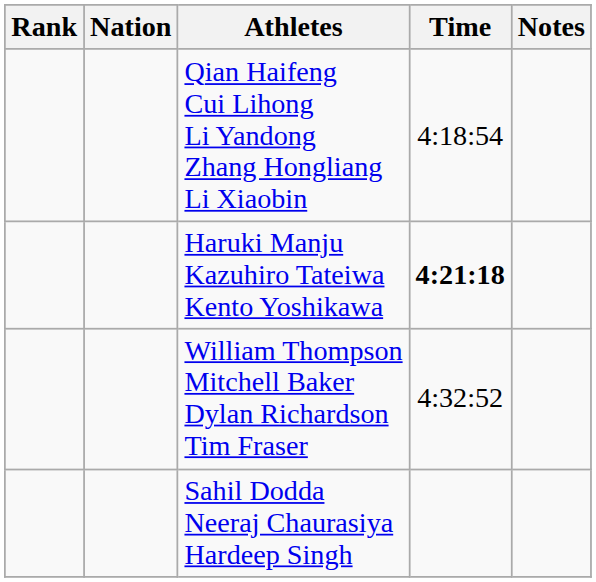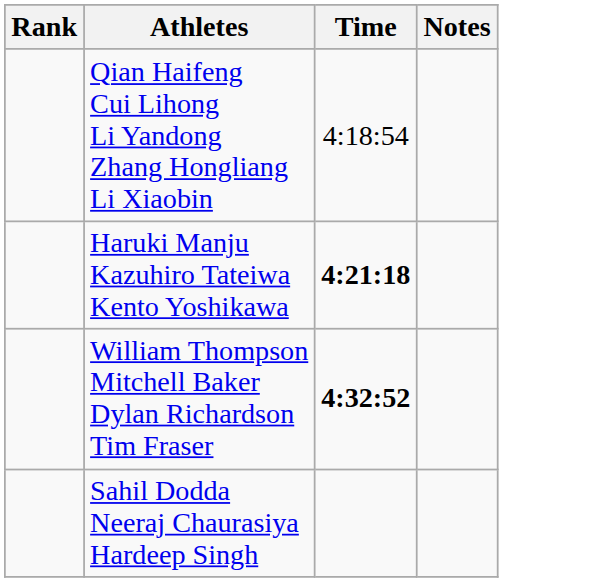- column: (131, 26)
(460, 398) normal -> (366, 398) bold
